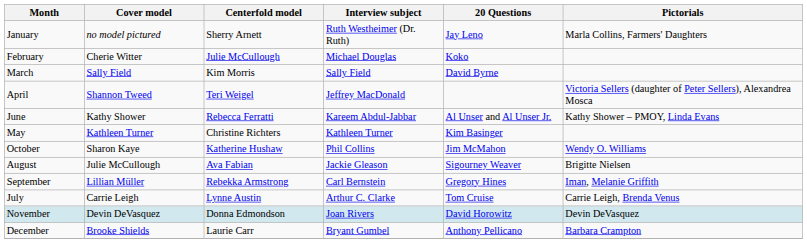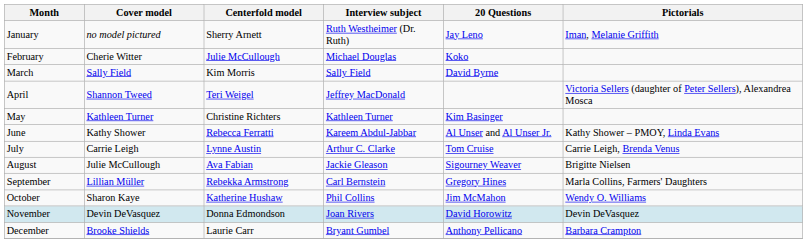(636, 34) Marla Collins, Farmers' Daughters -> (612, 34) Iman, Melanie Griffith
rows swapped: (16, 133) <-> (16, 116)
rows swapped: (15, 198) <-> (23, 149)
(612, 181) Iman, Melanie Griffith -> (636, 181) Marla Collins, Farmers' Daughters
